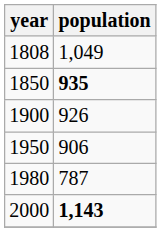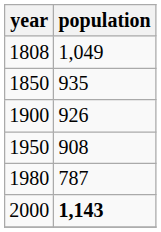(73, 83) bold -> (73, 83) normal
(73, 147) 906 -> (73, 147) 908
